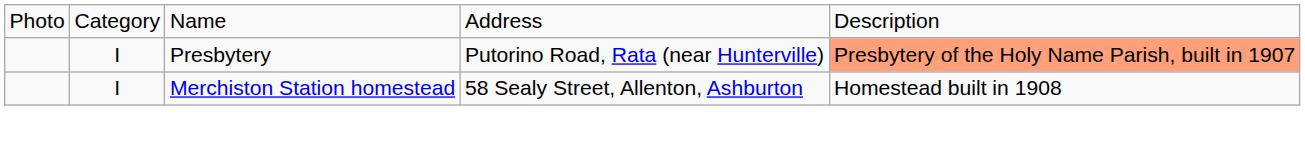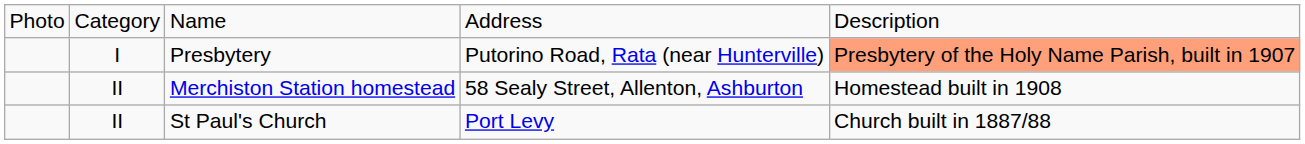(117, 88) I -> (117, 88) II
+ row: (248, 121)
